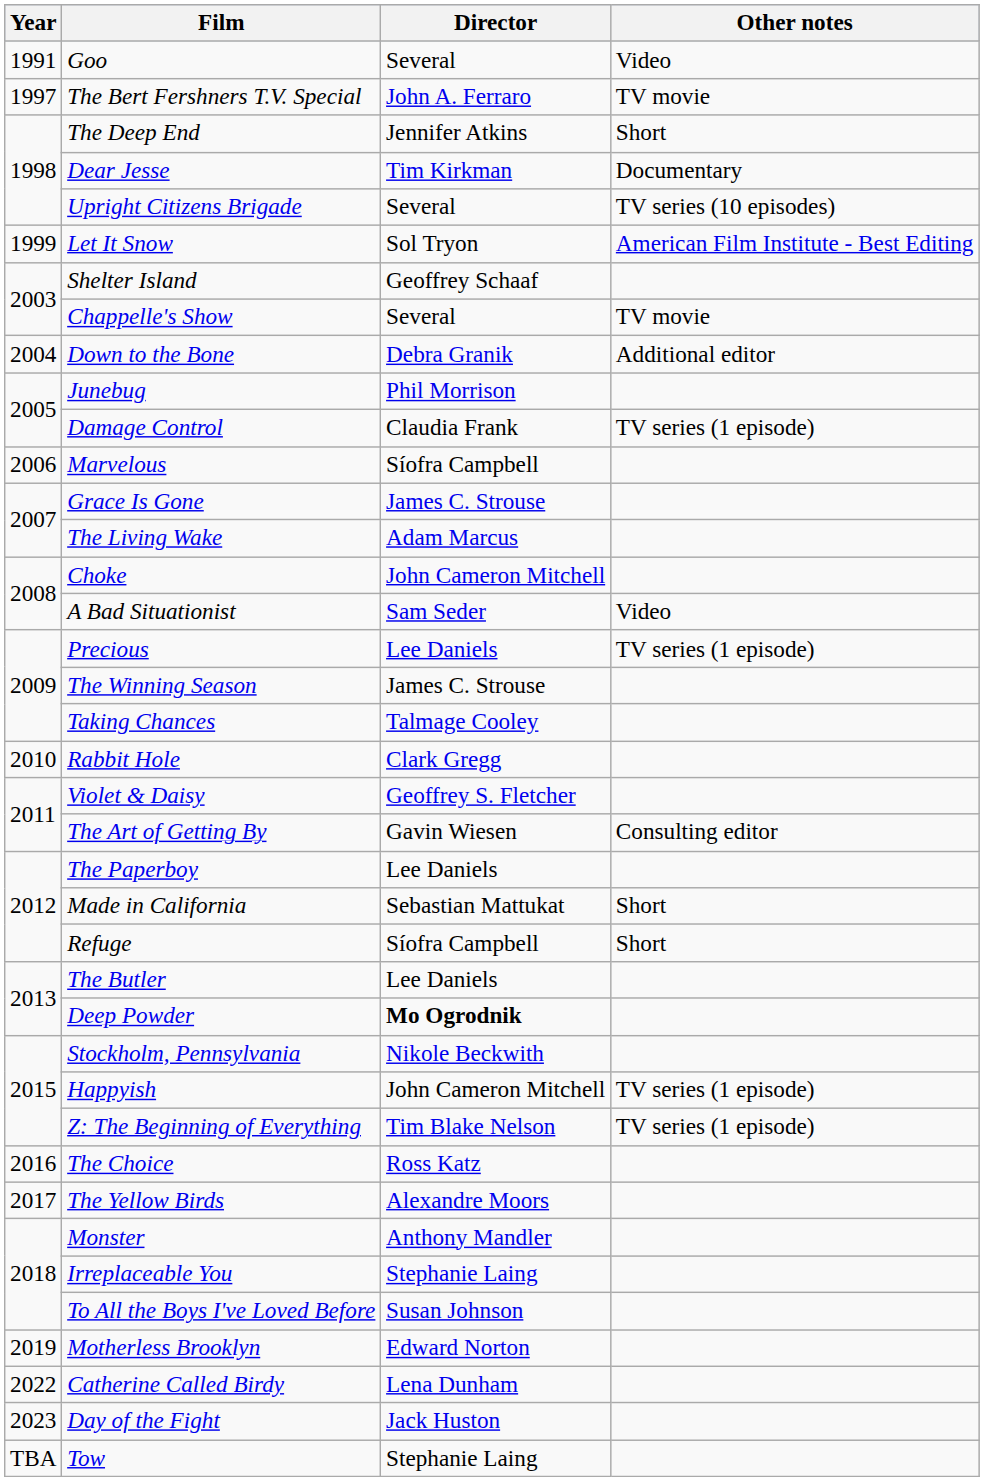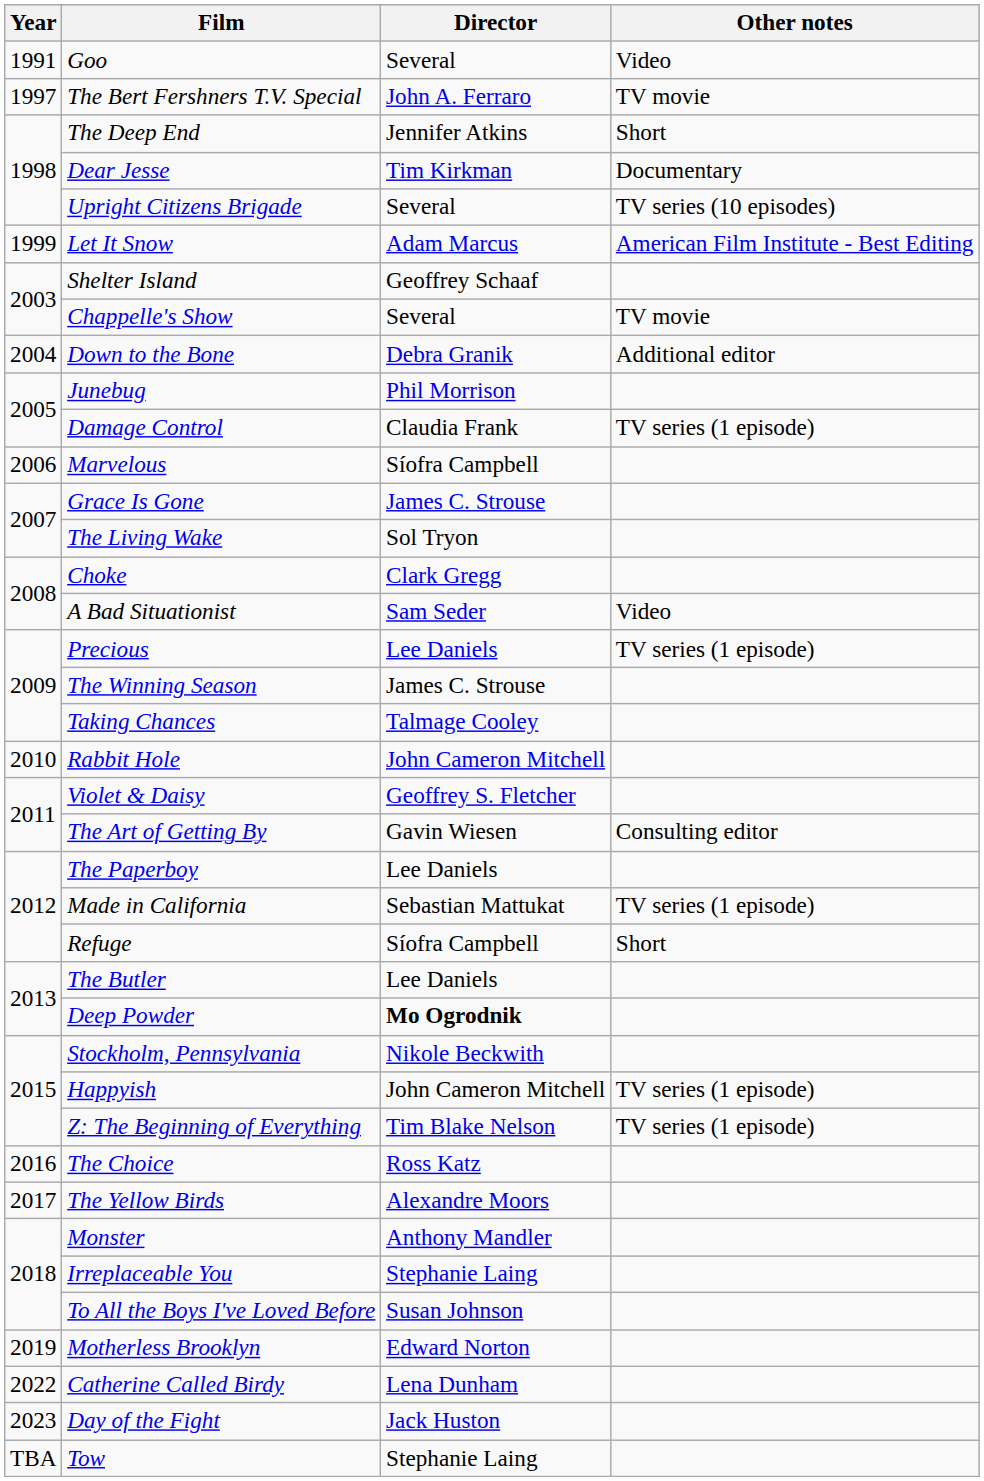(432, 243) Sol Tryon -> (452, 243) Adam Marcus
(452, 538) Adam Marcus -> (432, 538) Sol Tryon
(496, 574) John Cameron Mitchell -> (444, 574) Clark Gregg
(444, 758) Clark Gregg -> (496, 758) John Cameron Mitchell
(641, 905) Short -> (715, 905) TV series (1 episode)
